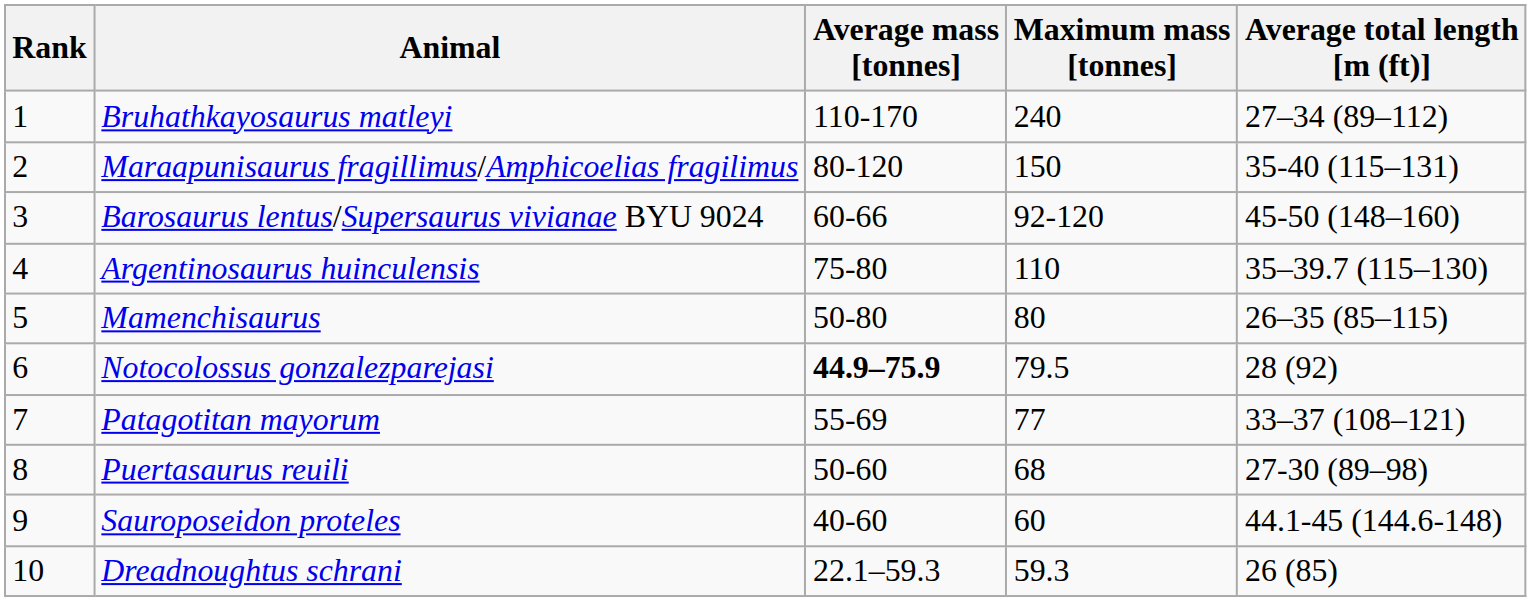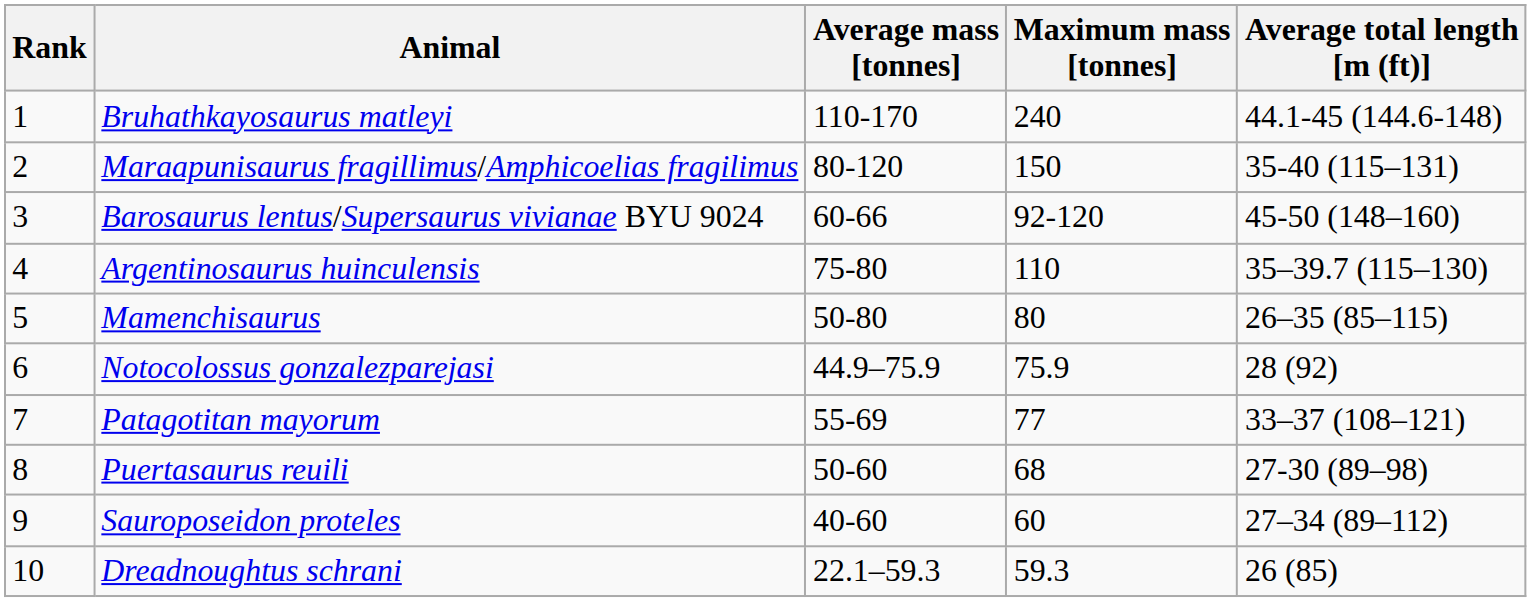(1347, 116) 27–34 (89–112) -> (1374, 116) 44.1-45 (144.6-148)
(877, 368) bold -> (877, 368) normal
(1042, 368) 79.5 -> (1042, 368) 75.9
(1374, 520) 44.1-45 (144.6-148) -> (1347, 520) 27–34 (89–112)
